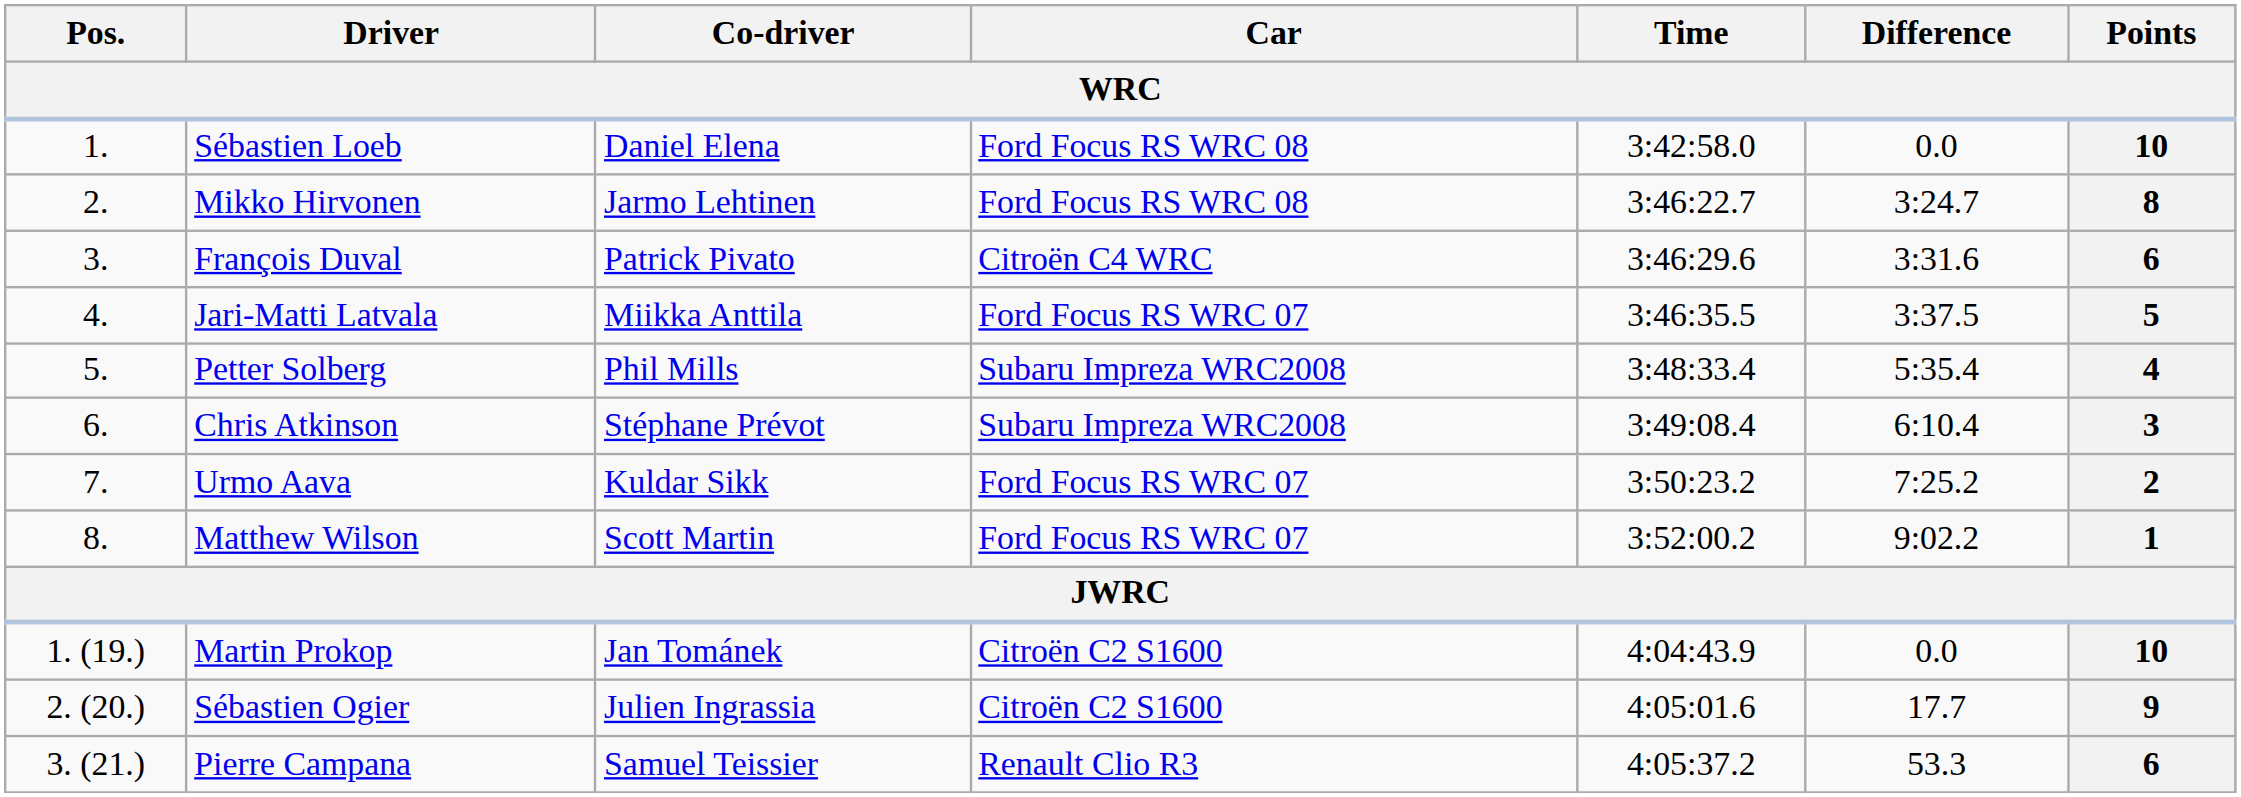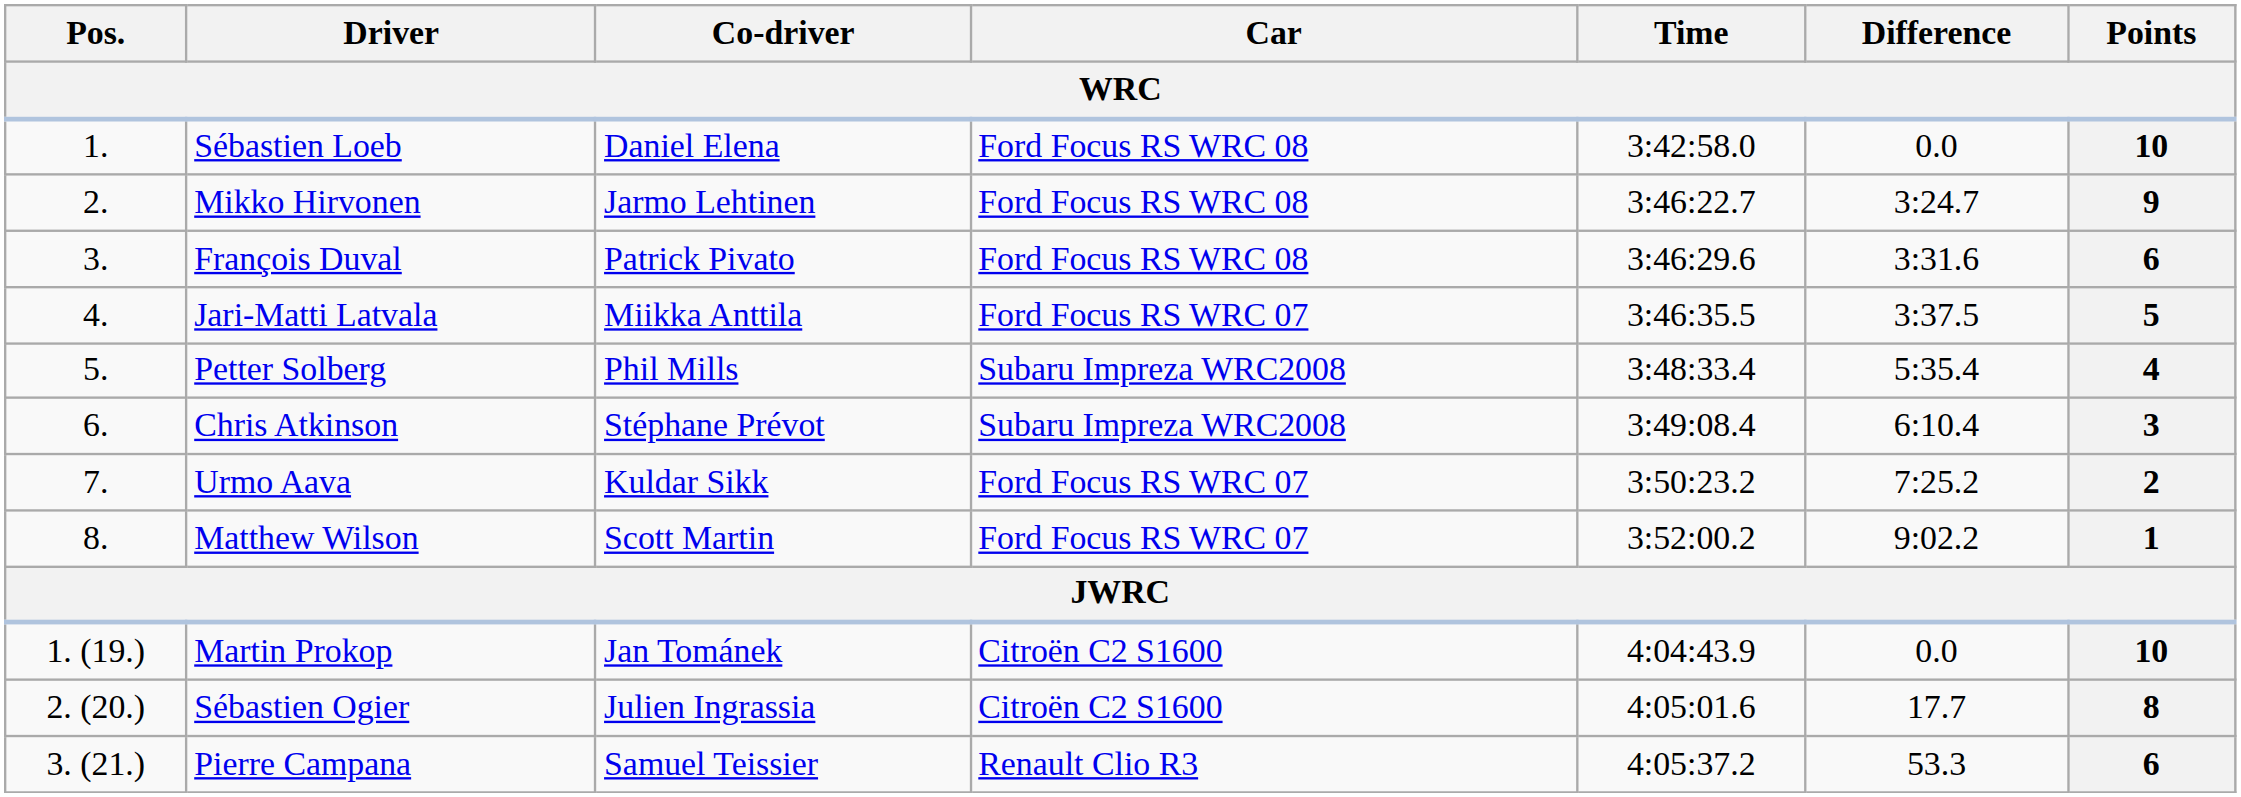(2151, 202) 8 -> (2151, 202) 9
(1095, 258) Citroën C4 WRC -> (1143, 258) Ford Focus RS WRC 08
(2151, 707) 9 -> (2151, 707) 8
